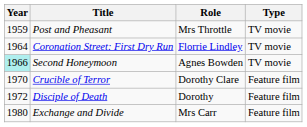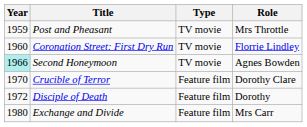columns swapped: (211, 12) <-> (274, 12)
(17, 46) 1964 -> (17, 46) 1960
